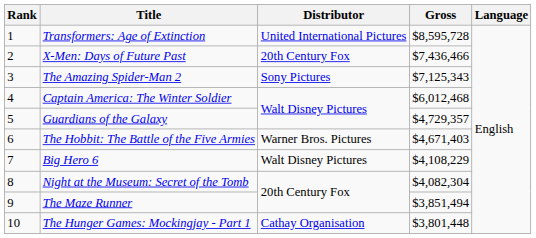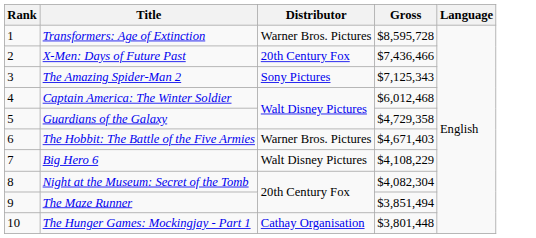(334, 35) United International Pictures -> (316, 35) Warner Bros. Pictures
(441, 119) $4,729,357 -> (406, 119) $4,729,358
